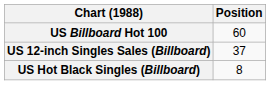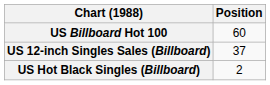(239, 70) 8 -> (239, 70) 2
